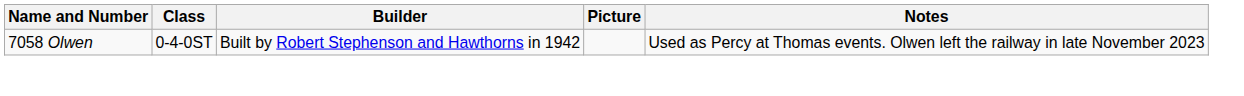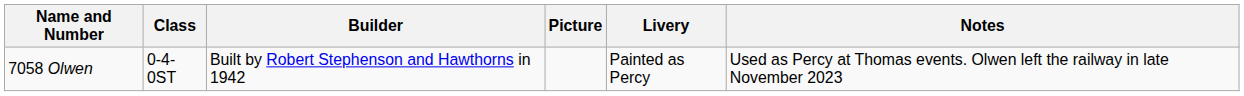+ column: (666, 25)
